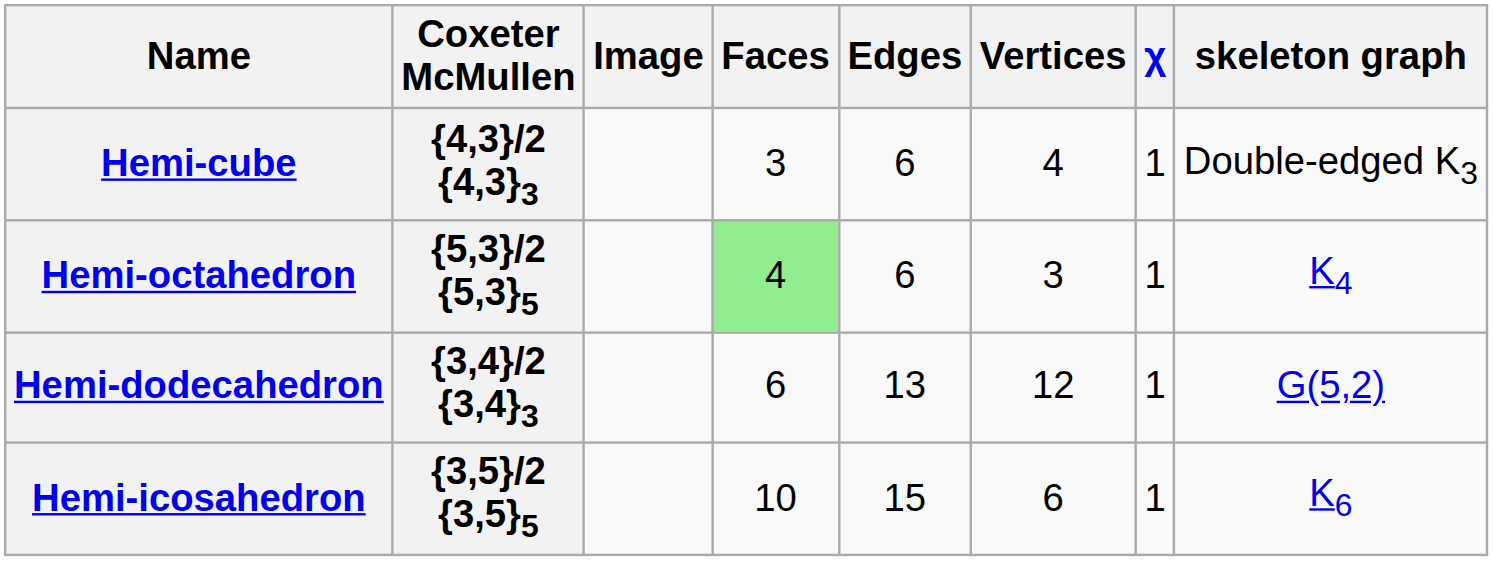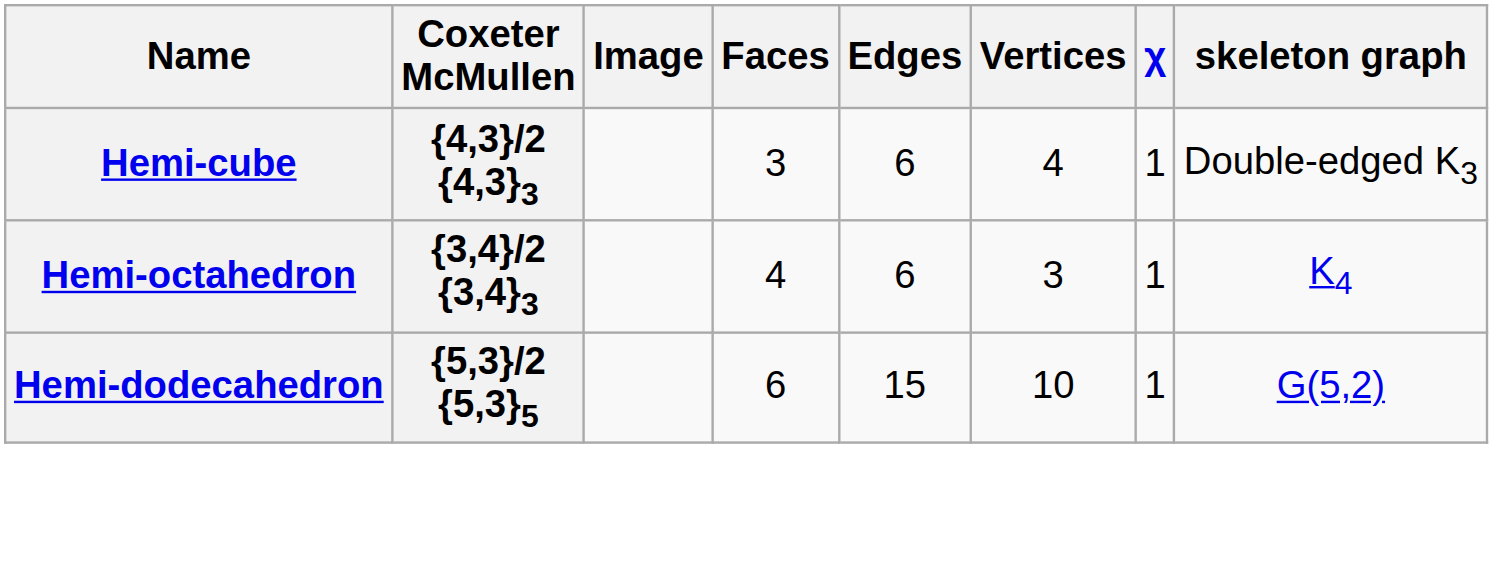(488, 276) {5,3}/2 {5,3}5 -> (488, 276) {3,4}/2 {3,4}3
(776, 275) lightgreen background -> (776, 275) no background
(488, 387) {3,4}/2 {3,4}3 -> (488, 387) {5,3}/2 {5,3}5
(905, 386) 13 -> (905, 386) 15
(1053, 386) 12 -> (1053, 386) 10
- row: (199, 497)
